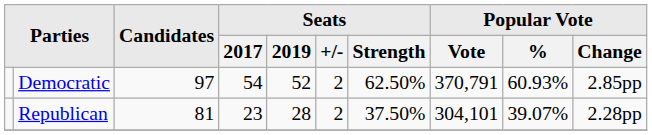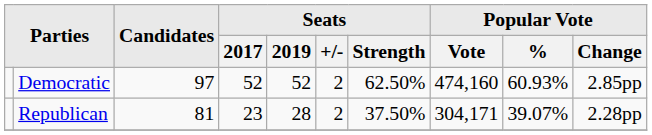(253, 82) 54 -> (253, 82) 52
(466, 82) 370,791 -> (466, 82) 474,160
(466, 113) 304,101 -> (466, 113) 304,171
